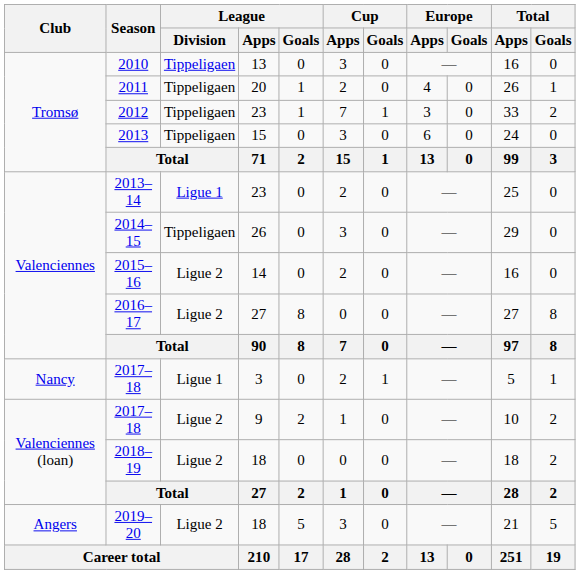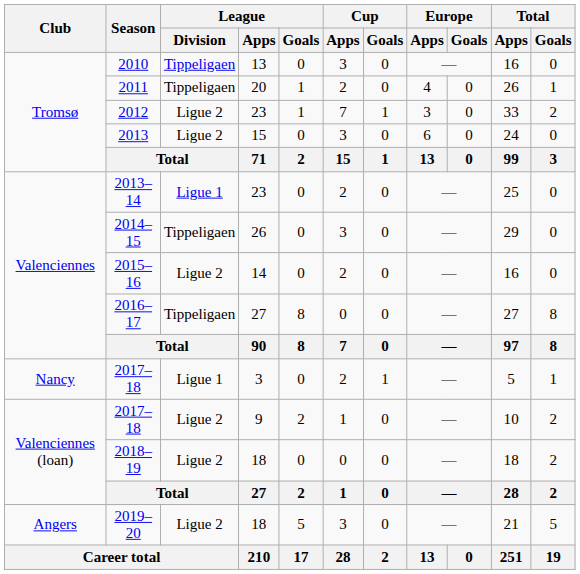(200, 111) Tippeligaen -> (200, 111) Ligue 2
(200, 135) Tippeligaen -> (200, 135) Ligue 2
(200, 314) Ligue 2 -> (200, 314) Tippeligaen
